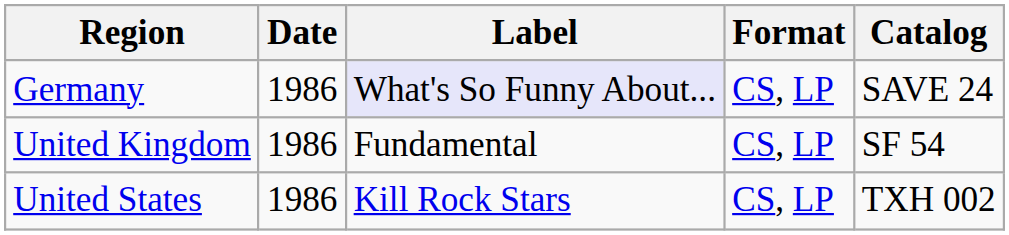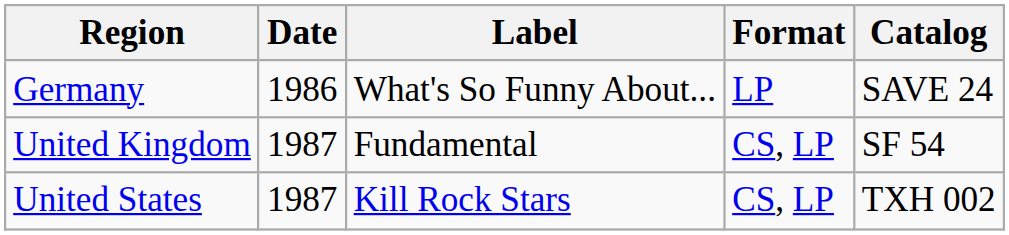(535, 88) lavender background -> (535, 88) no background
(783, 88) CS, LP -> (753, 88) LP
(302, 144) 1986 -> (302, 144) 1987
(302, 199) 1986 -> (302, 199) 1987
